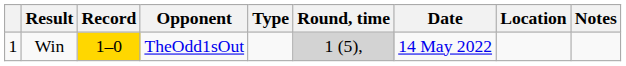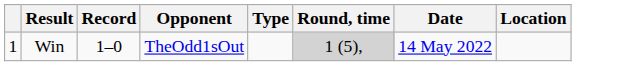- column: (596, 18)
(109, 46) gold background -> (109, 46) no background
